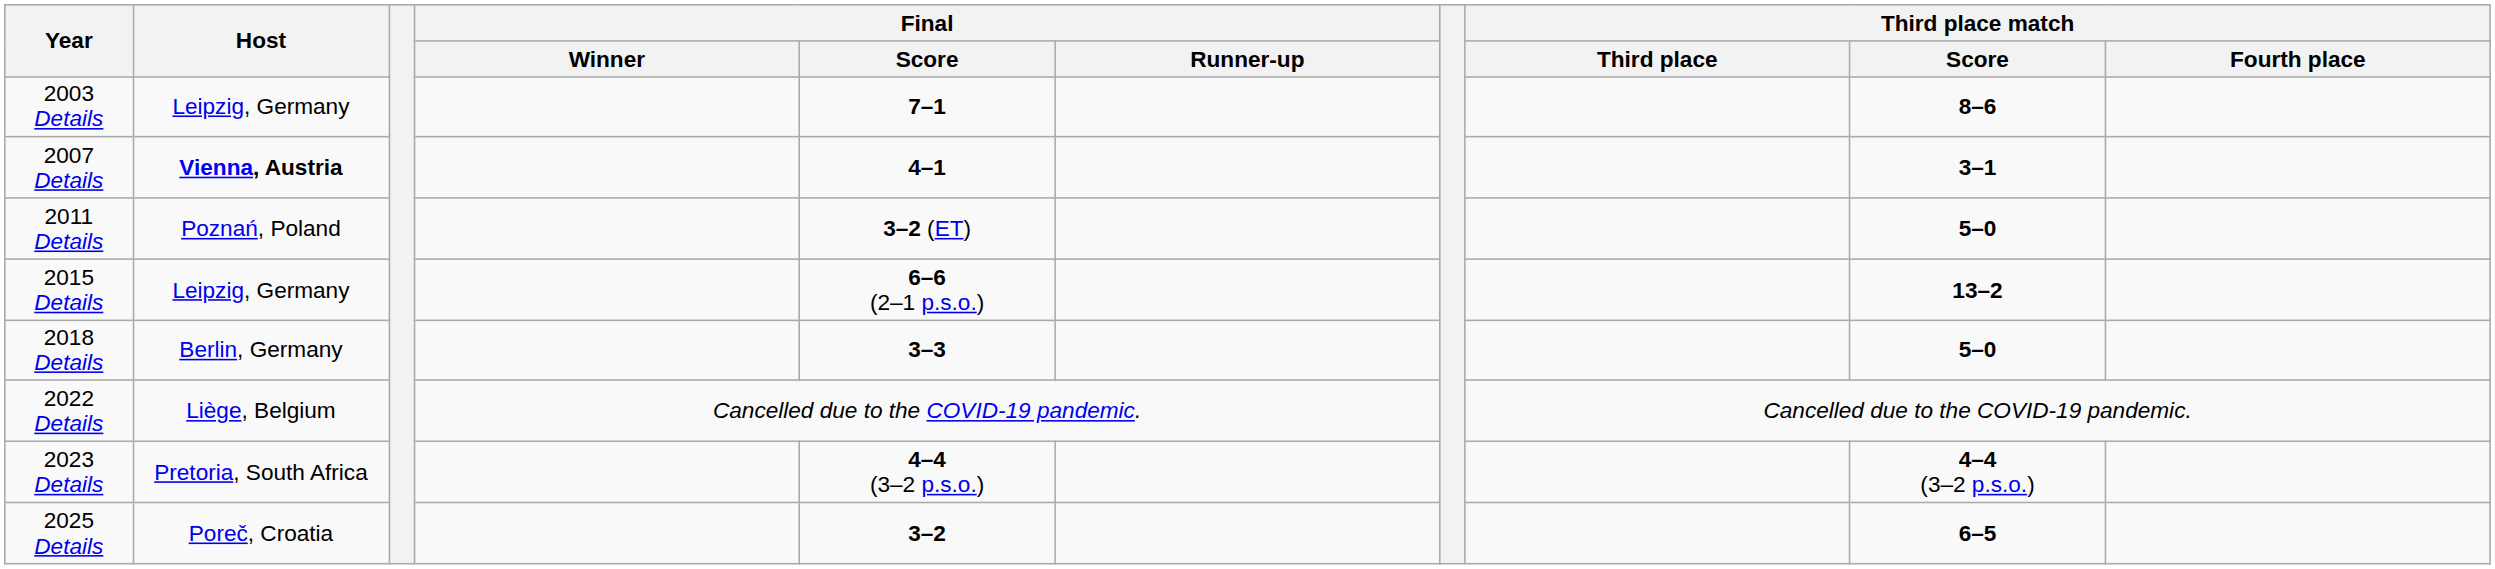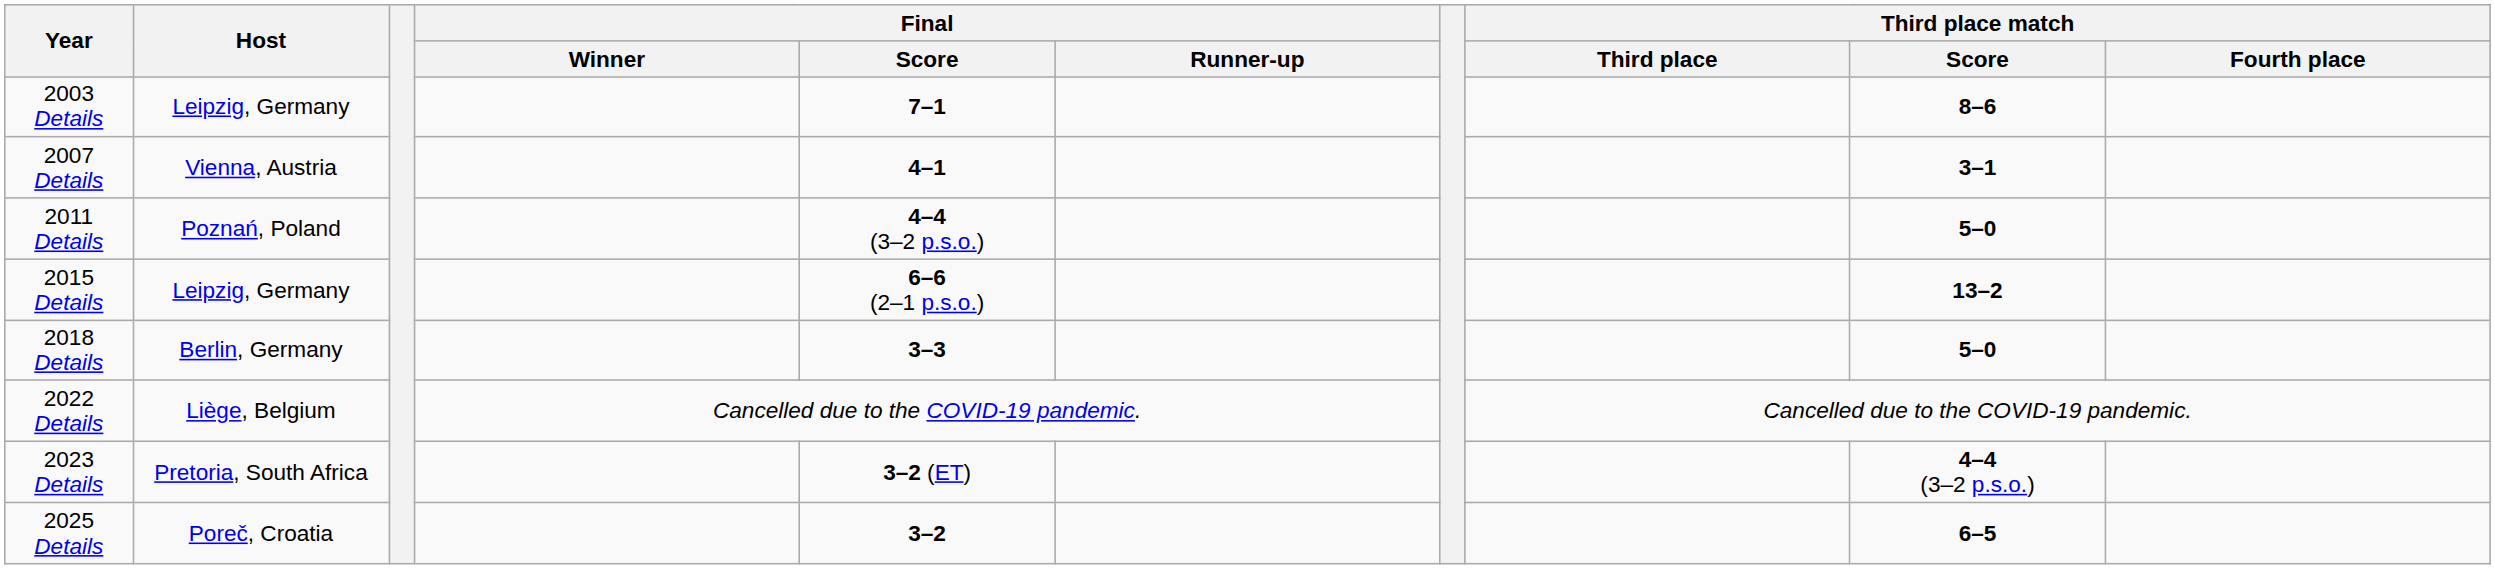(261, 168) bold -> (261, 168) normal
(927, 229) 3–2 (ET) -> (927, 229) 4–4 (3–2 p.s.o.)
(927, 472) 4–4 (3–2 p.s.o.) -> (927, 472) 3–2 (ET)
